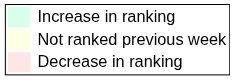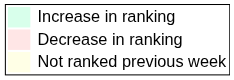rows swapped: (110, 62) <-> (132, 39)
